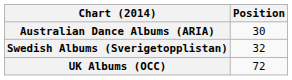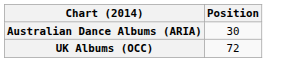- row: (117, 48)
